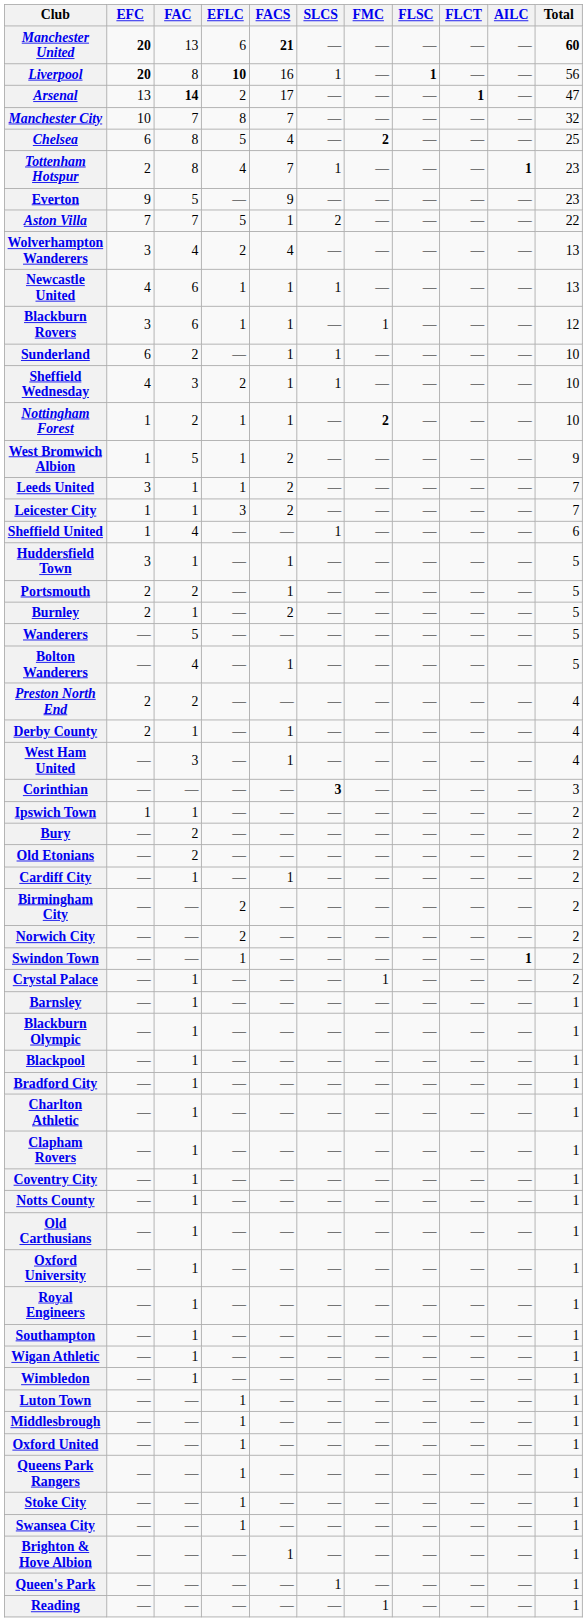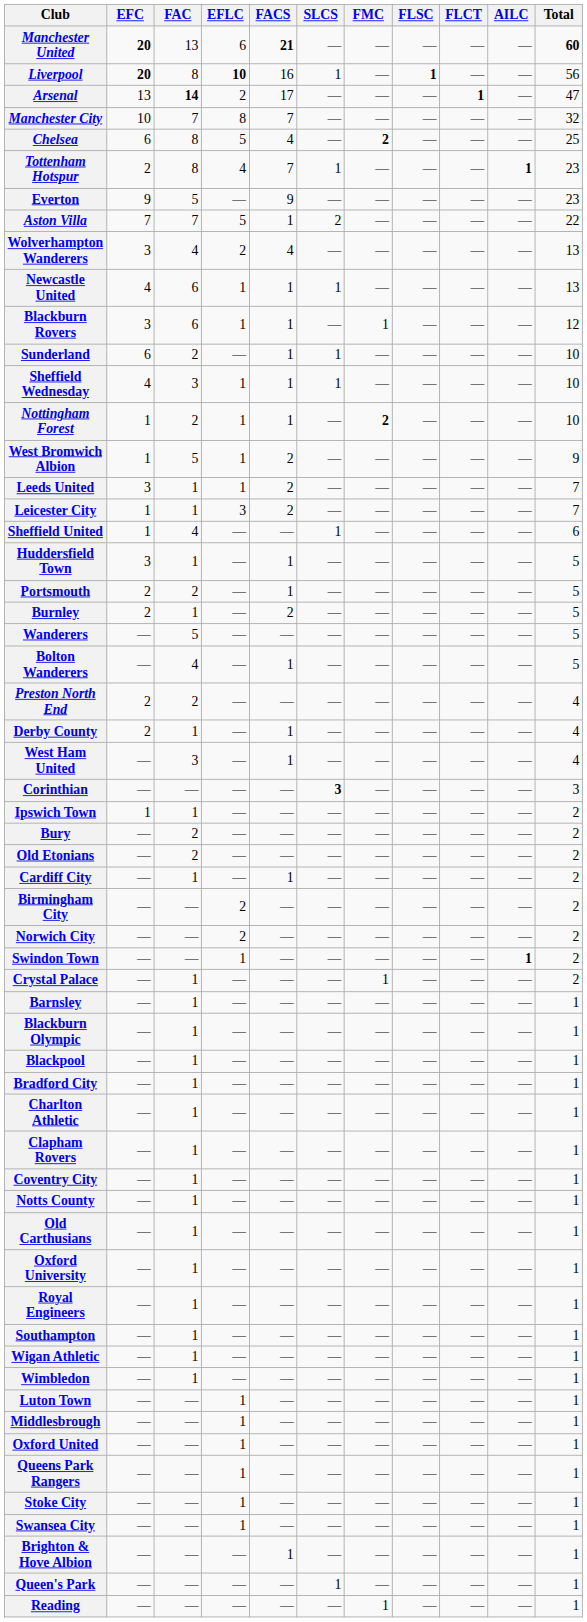(243, 384) 2 -> (243, 384) 1
